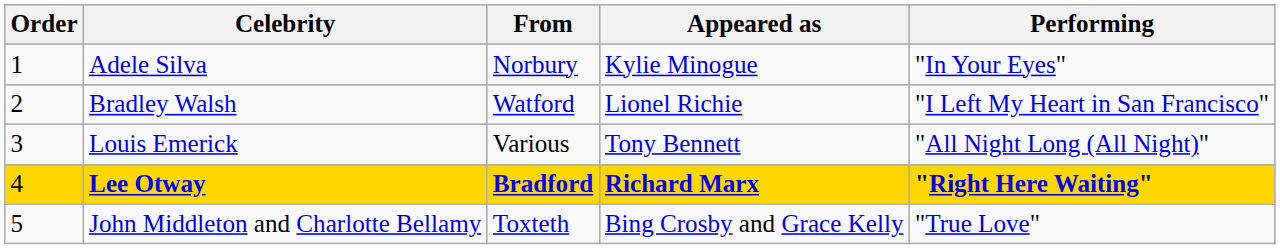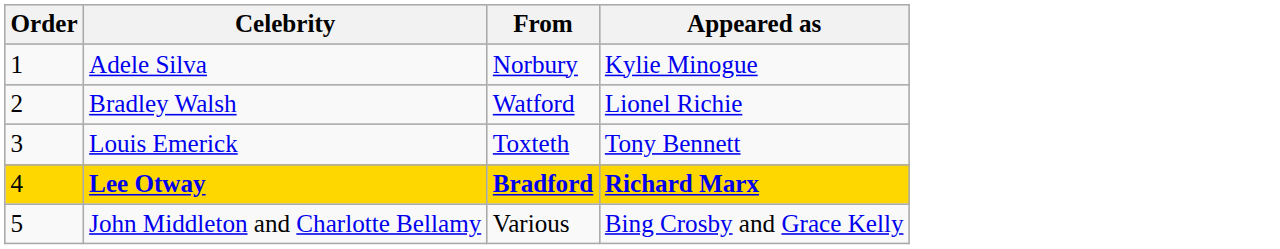- column: (1092, 24)
(531, 143) Various -> (531, 143) Toxteth
(531, 223) Toxteth -> (531, 223) Various
